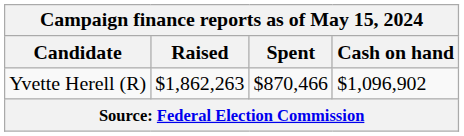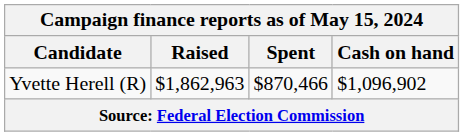(200, 83) $1,862,263 -> (200, 83) $1,862,963
